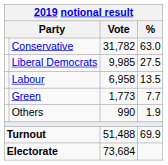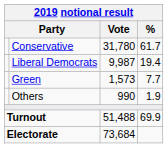(119, 46) 31,782 -> (119, 46) 31,780
(150, 46) 63.0 -> (150, 46) 61.7
(122, 63) 9,985 -> (122, 63) 9,987
(150, 63) 27.5 -> (150, 63) 19.4
- row: (28, 79)
(122, 96) 1,773 -> (122, 79) 1,573
